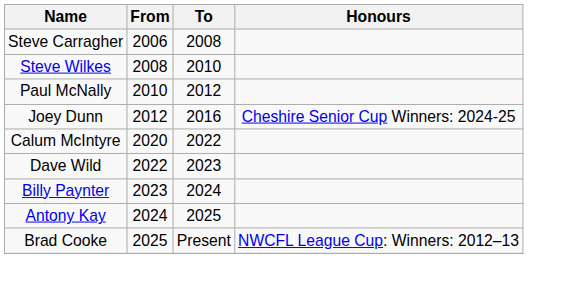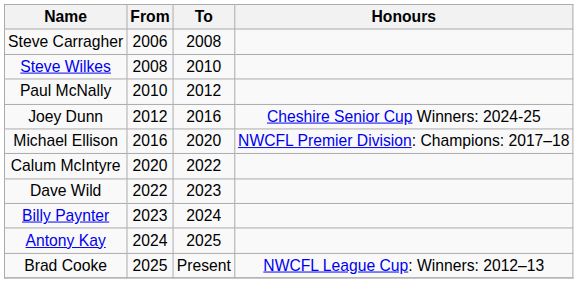+ row: (66, 141)
